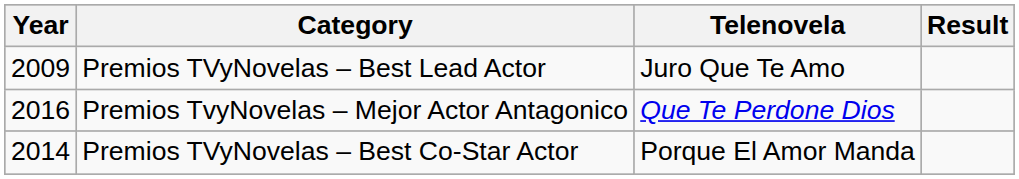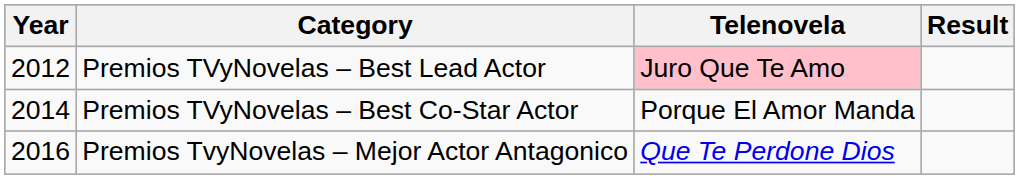(40, 67) 2009 -> (40, 67) 2012
(743, 67) no background -> (743, 67) pink background
rows swapped: (330, 151) <-> (355, 109)
